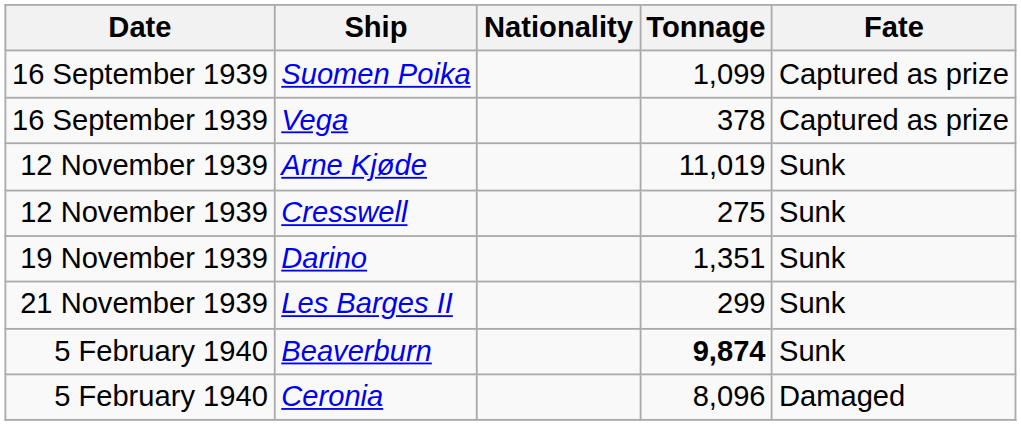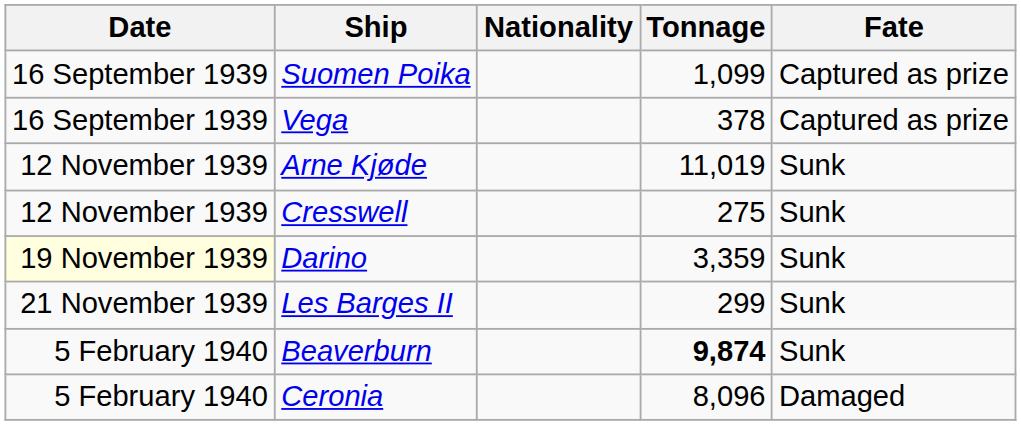(144, 258) no background -> (144, 258) lightyellow background
(729, 258) 1,351 -> (729, 258) 3,359
